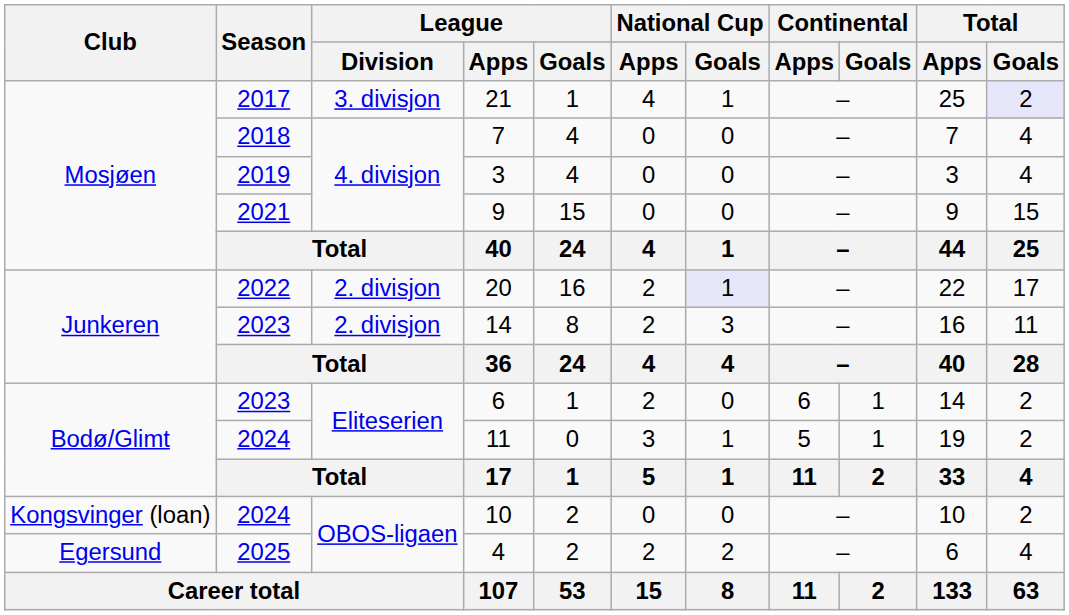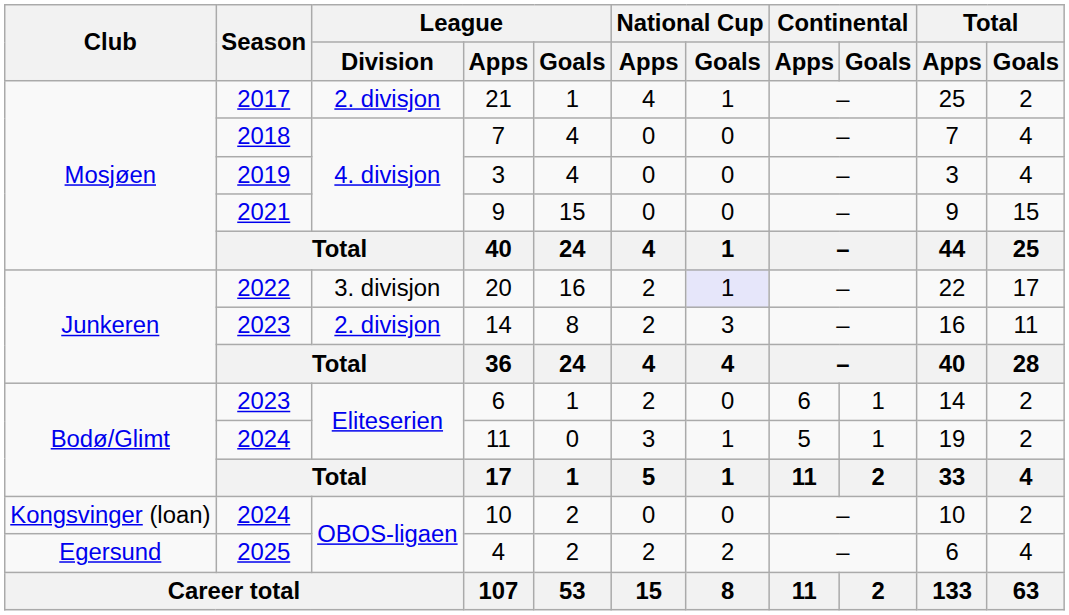(387, 99) 3. divisjon -> (387, 99) 2. divisjon
(1026, 99) lavender background -> (1026, 99) no background
(387, 288) 2. divisjon -> (387, 288) 3. divisjon
